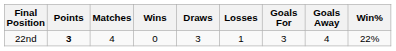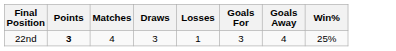- column: (155, 18)
(370, 38) 22% -> (327, 38) 25%
